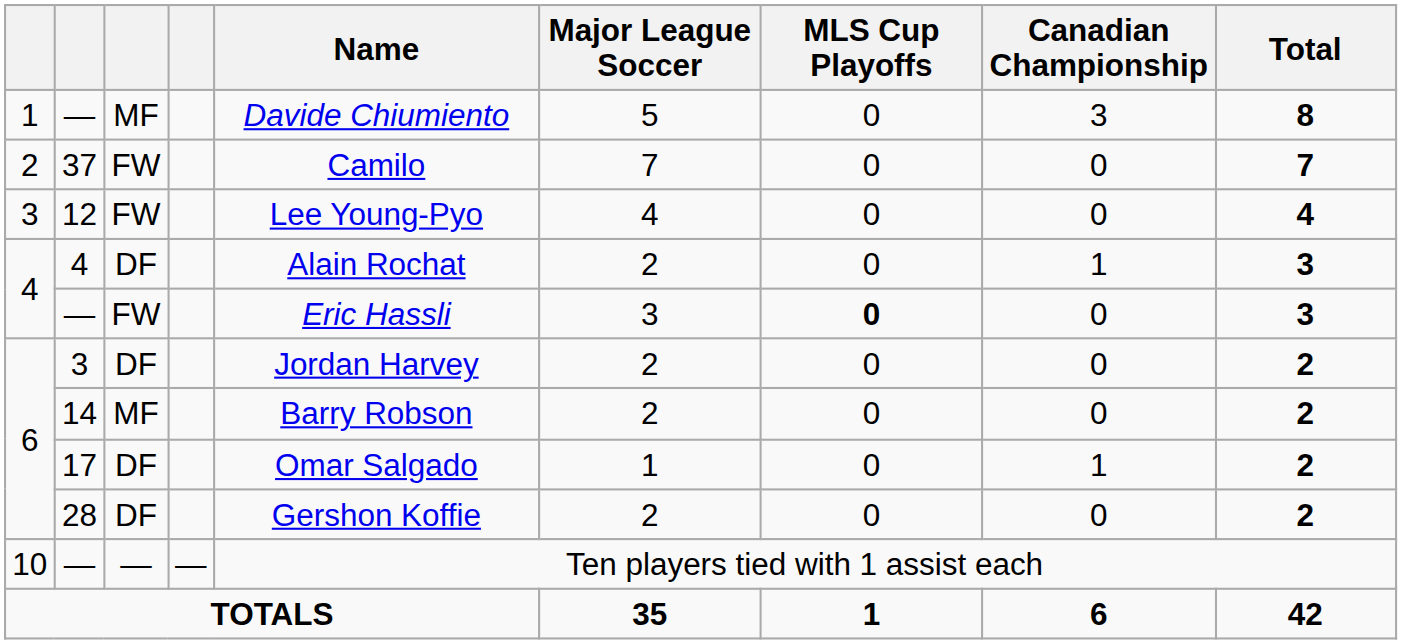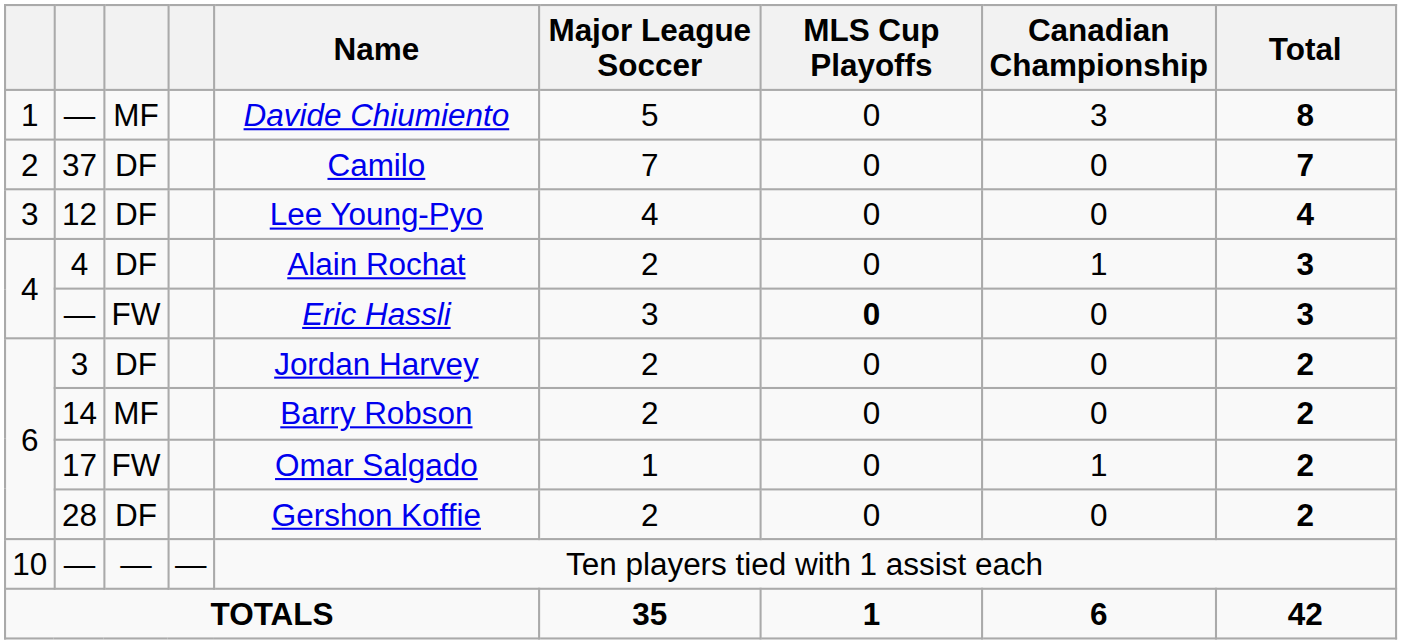(136, 165) FW -> (136, 165) DF
(136, 215) FW -> (136, 215) DF
(136, 464) DF -> (136, 464) FW
